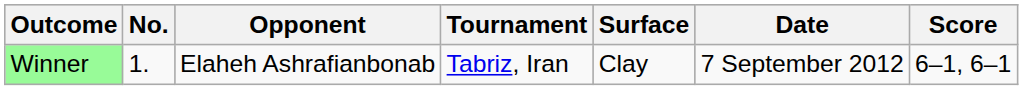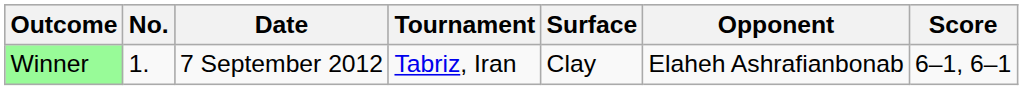columns swapped: (802, 24) <-> (308, 24)
